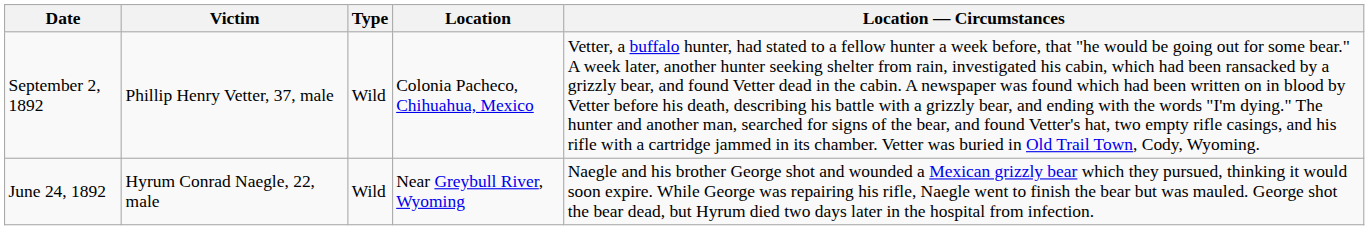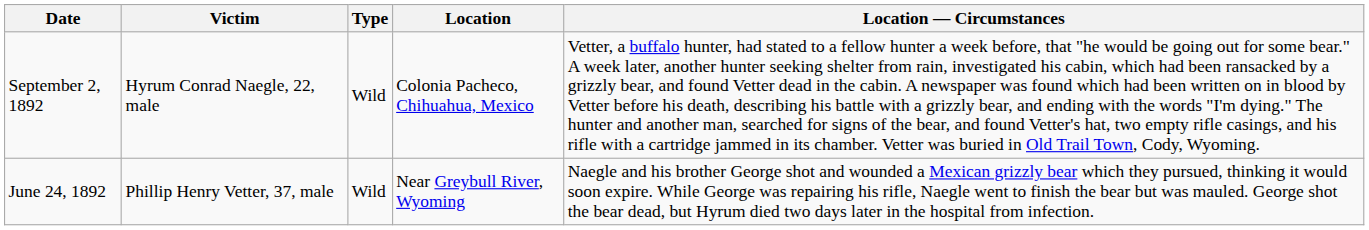(230, 95) Phillip Henry Vetter, 37, male -> (220, 95) Hyrum Conrad Naegle, 22, male
(220, 191) Hyrum Conrad Naegle, 22, male -> (230, 191) Phillip Henry Vetter, 37, male
